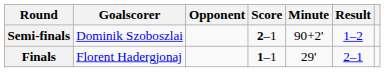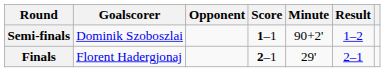(267, 35) 2–1 -> (267, 35) 1–1
(267, 56) 1–1 -> (267, 56) 2–1
